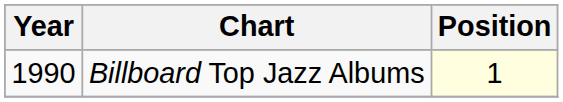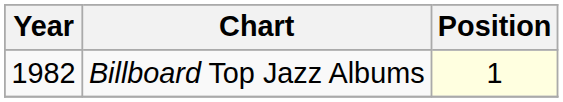(44, 73) 1990 -> (44, 73) 1982
